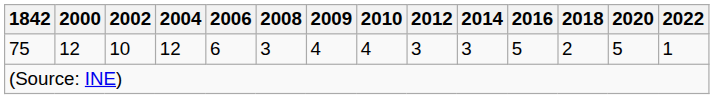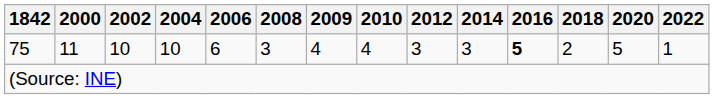(70, 49) 12 -> (69, 49) 11
(170, 49) 12 -> (170, 49) 10
(517, 49) normal -> (517, 49) bold
